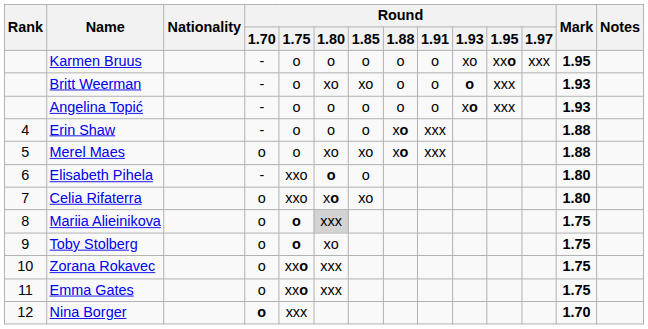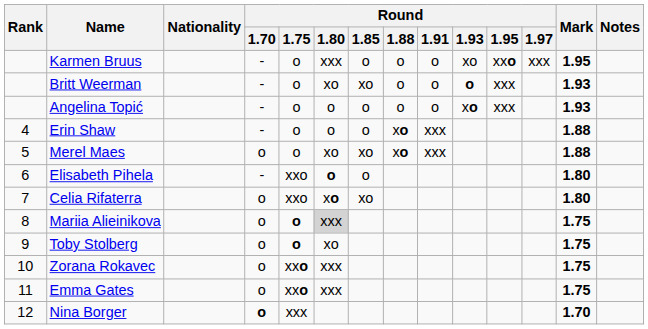(331, 61) o -> (331, 61) xxx
